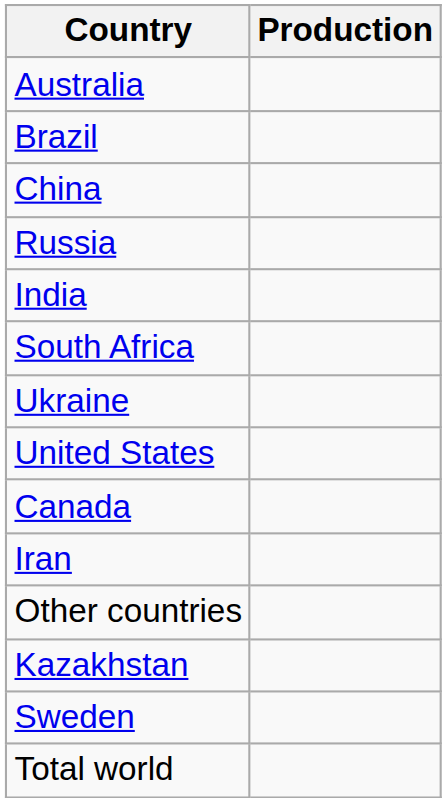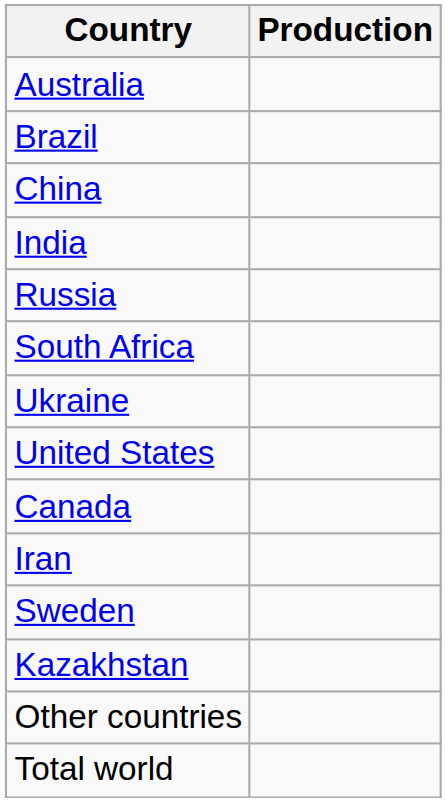rows swapped: (51, 294) <-> (65, 242)
rows swapped: (75, 717) <-> (128, 611)
